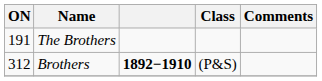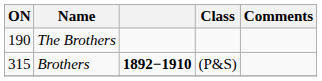(19, 40) 191 -> (19, 40) 190
(19, 64) 312 -> (19, 64) 315
